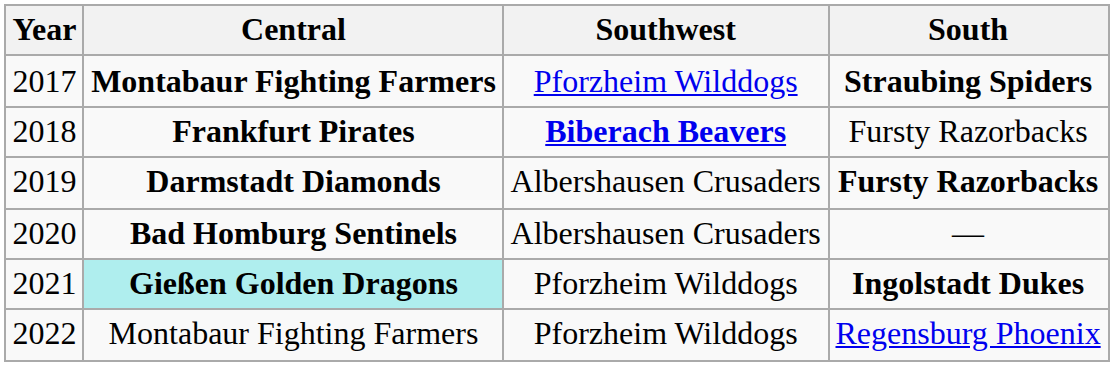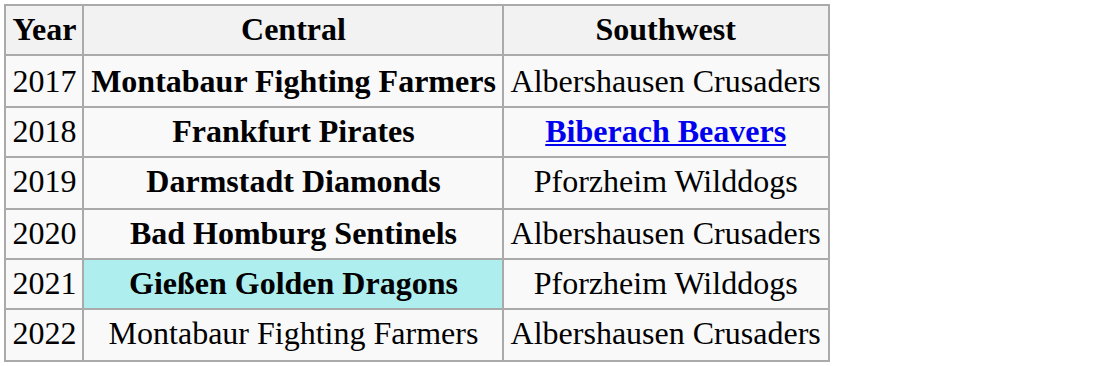- column: (968, 29)
(666, 80) Pforzheim Wilddogs -> (666, 80) Albershausen Crusaders
(666, 182) Albershausen Crusaders -> (666, 182) Pforzheim Wilddogs
(666, 334) Pforzheim Wilddogs -> (666, 334) Albershausen Crusaders
